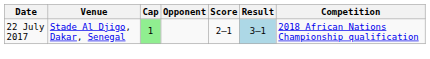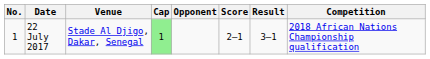+ column: (15, 12)
(258, 31) lightblue background -> (269, 37) no background
